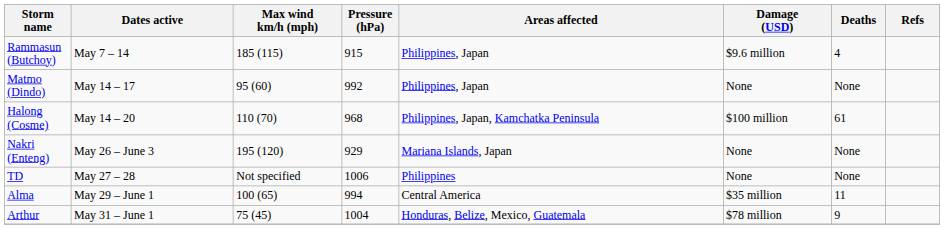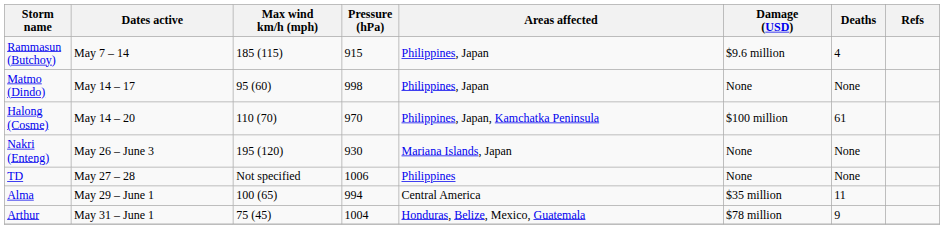(353, 85) 992 -> (353, 85) 998
(353, 118) 968 -> (353, 118) 970
(353, 150) 929 -> (353, 150) 930
